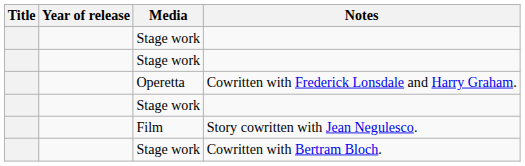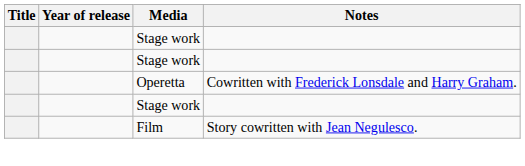- row: (168, 149)
